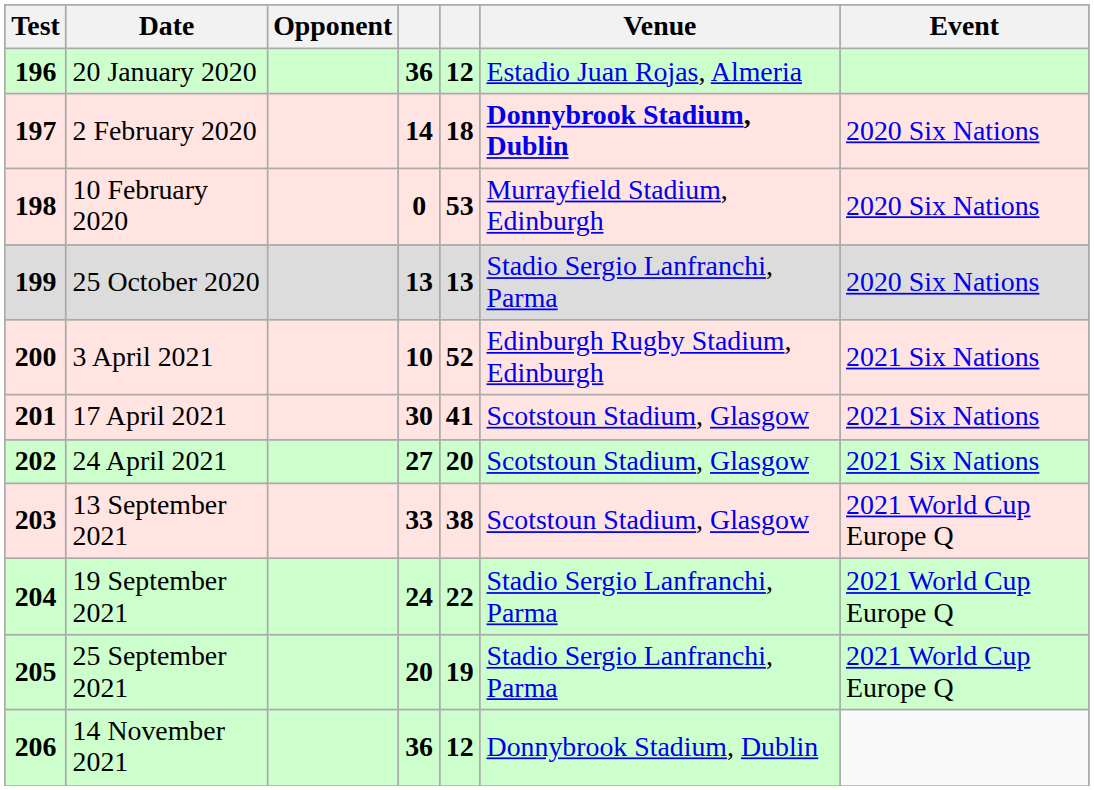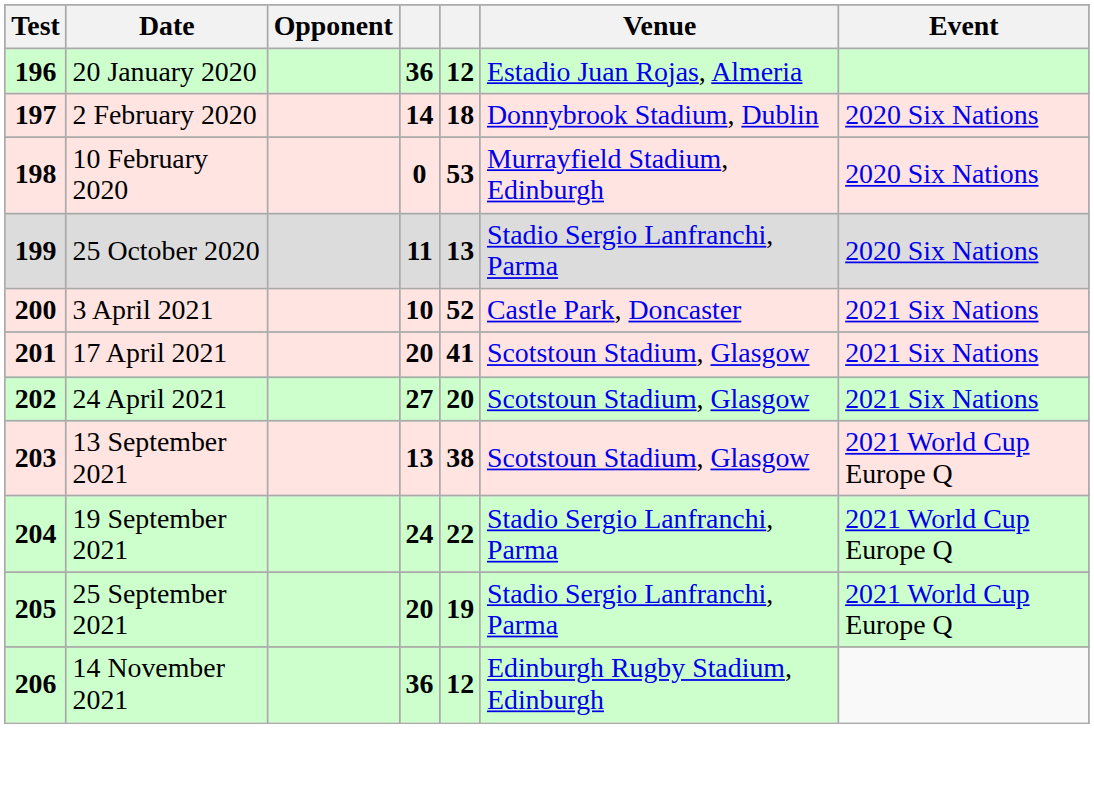(619, 130) bold -> (653, 114) normal
(419, 281) 13 -> (420, 250) 11
(639, 356) Edinburgh Rugby Stadium, Edinburgh -> (614, 309) Castle Park, Doncaster
(419, 416) 30 -> (420, 354) 20
(419, 520) 33 -> (420, 458) 13
(652, 747) Donnybrook Stadium, Dublin -> (639, 684) Edinburgh Rugby Stadium, Edinburgh
